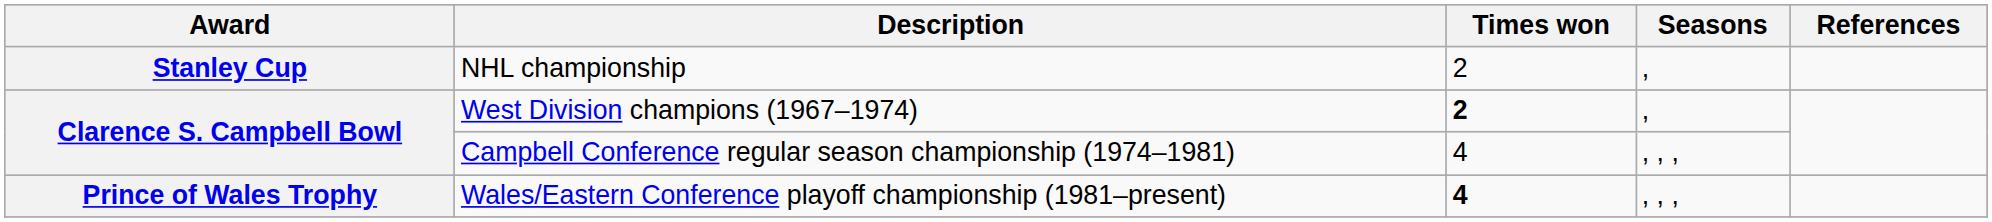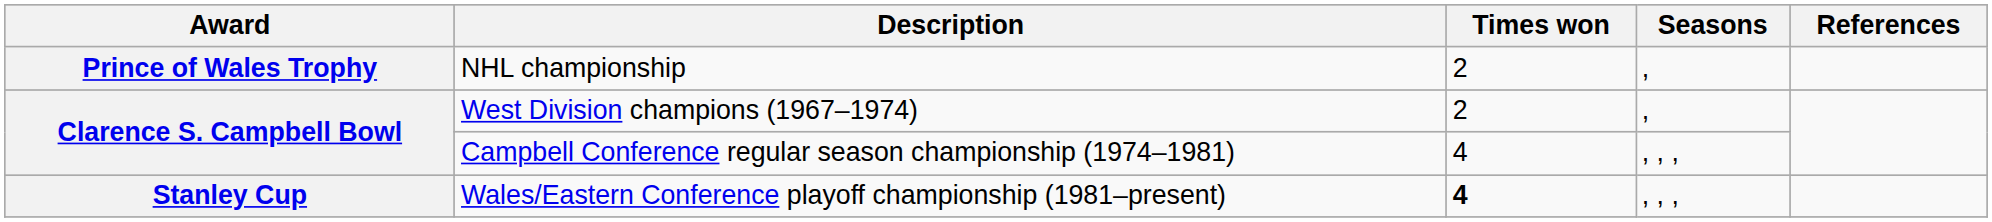(230, 68) Stanley Cup -> (230, 68) Prince of Wales Trophy
(1460, 110) bold -> (1460, 110) normal
(230, 195) Prince of Wales Trophy -> (230, 195) Stanley Cup
